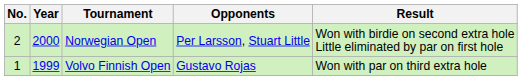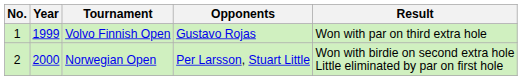rows swapped: (118, 66) <-> (111, 40)
